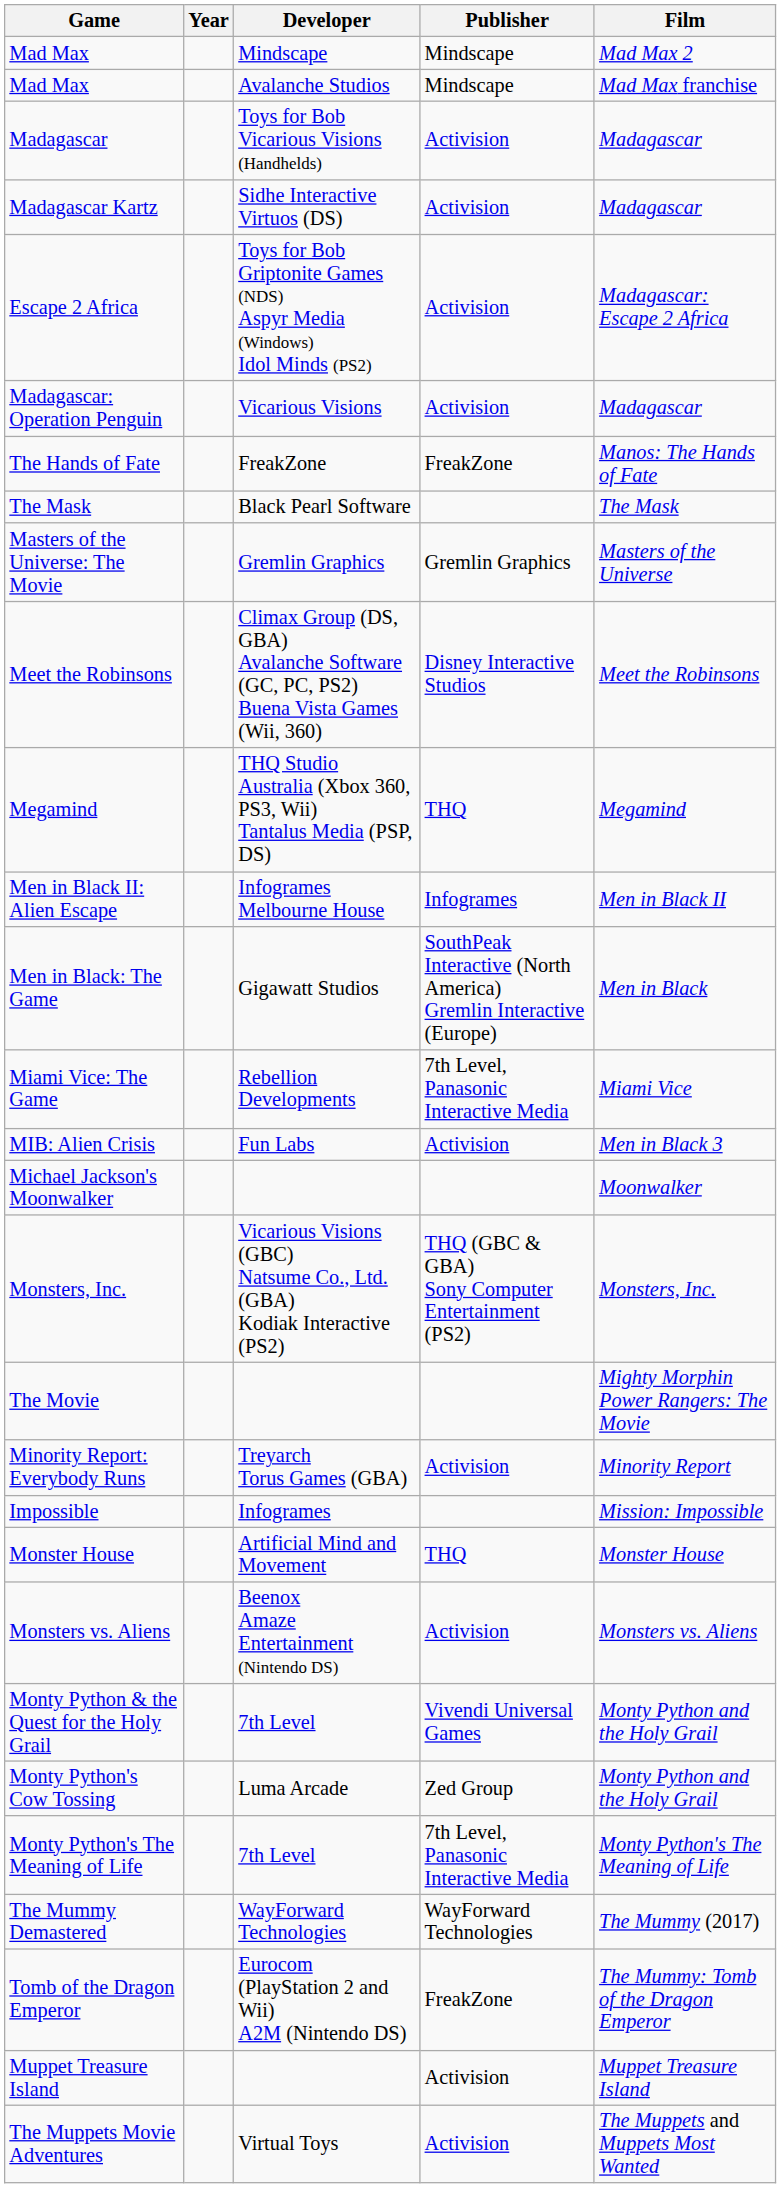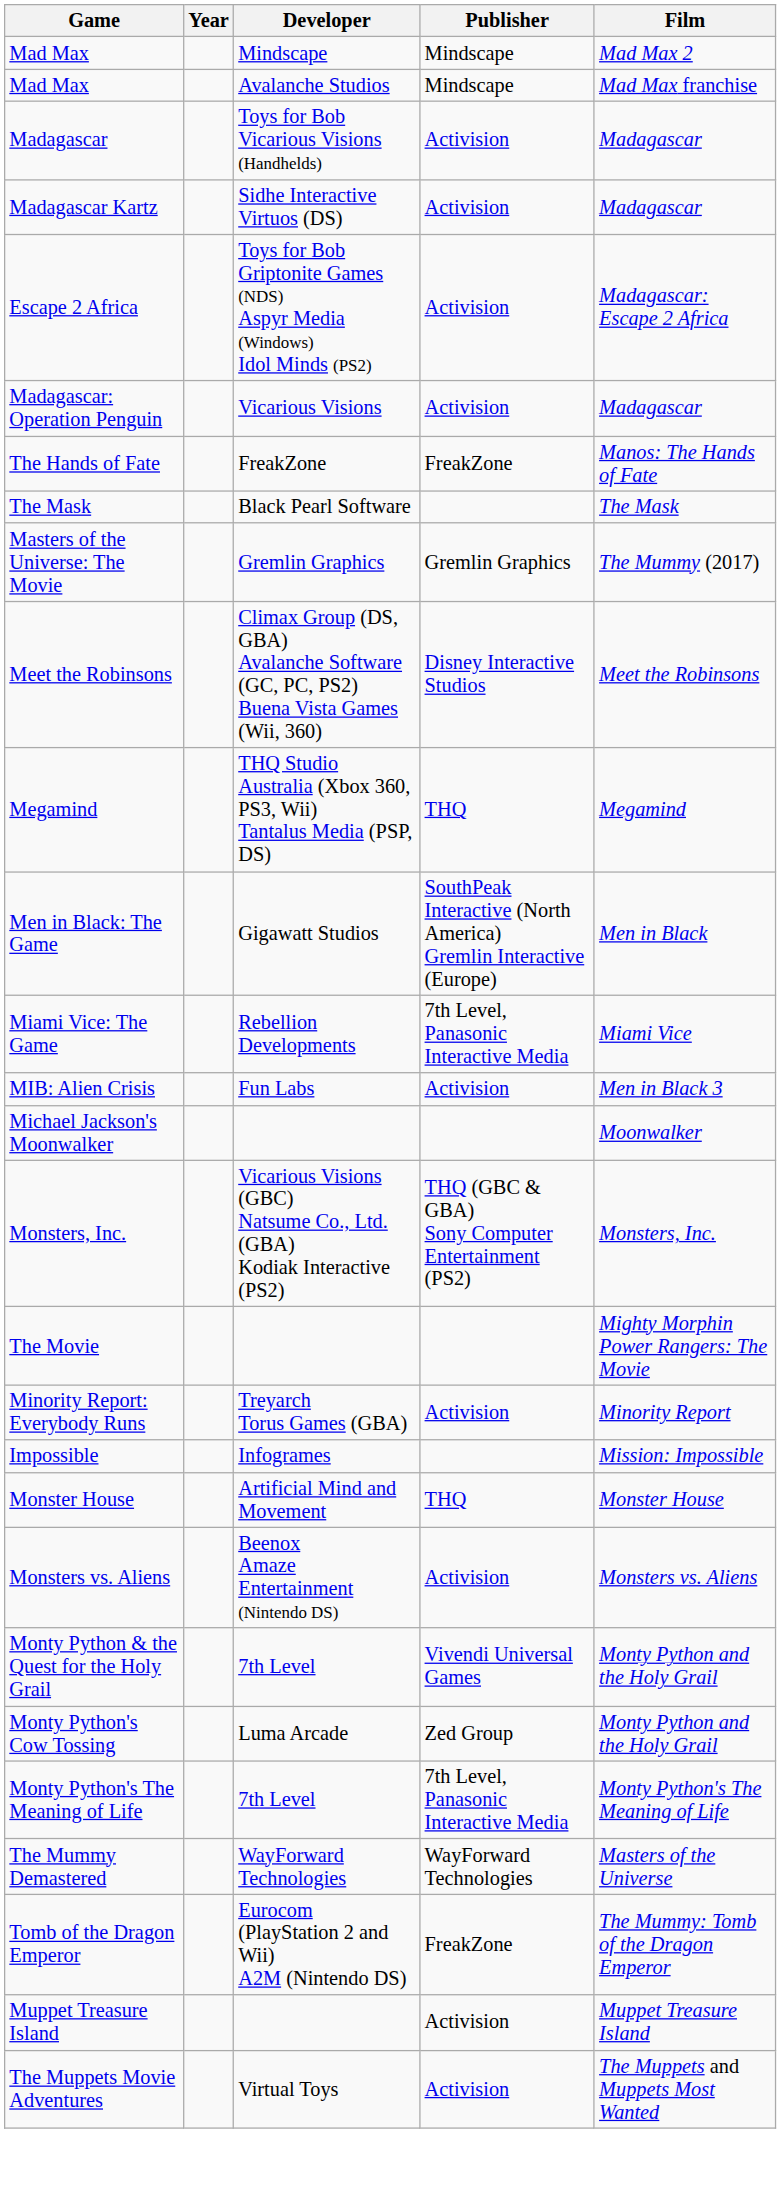(657, 562) Masters of the Universe -> (679, 562) The Mummy (2017)
- row: (77, 898)
(679, 1921) The Mummy (2017) -> (657, 1866) Masters of the Universe
